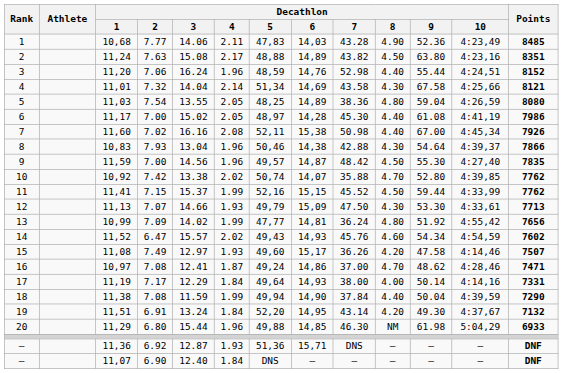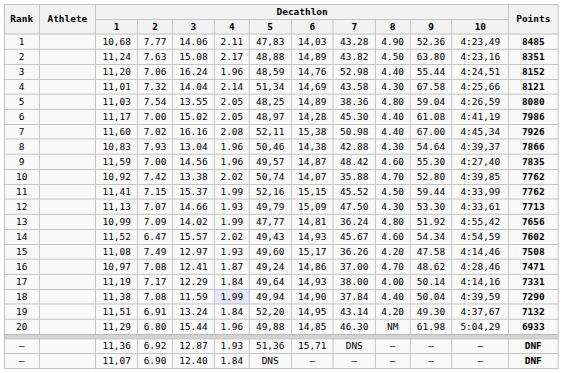(393, 162) 4.50 -> (393, 162) 4.60
(354, 237) 45.76 -> (354, 237) 45.67
(533, 252) 7507 -> (533, 252) 7508
(232, 297) no background -> (232, 297) lavender background
